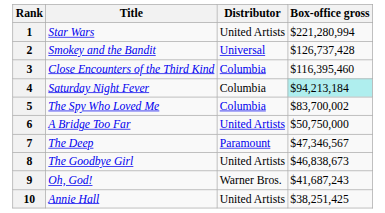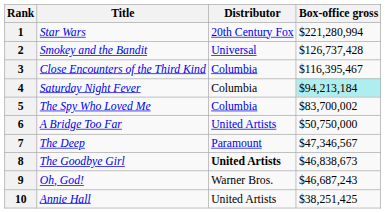(252, 32) United Artists -> (252, 32) 20th Century Fox
(322, 69) $116,395,460 -> (331, 69) $116,395,467
(252, 161) normal -> (246, 161) bold
(320, 180) $41,687,243 -> (328, 180) $46,687,243
